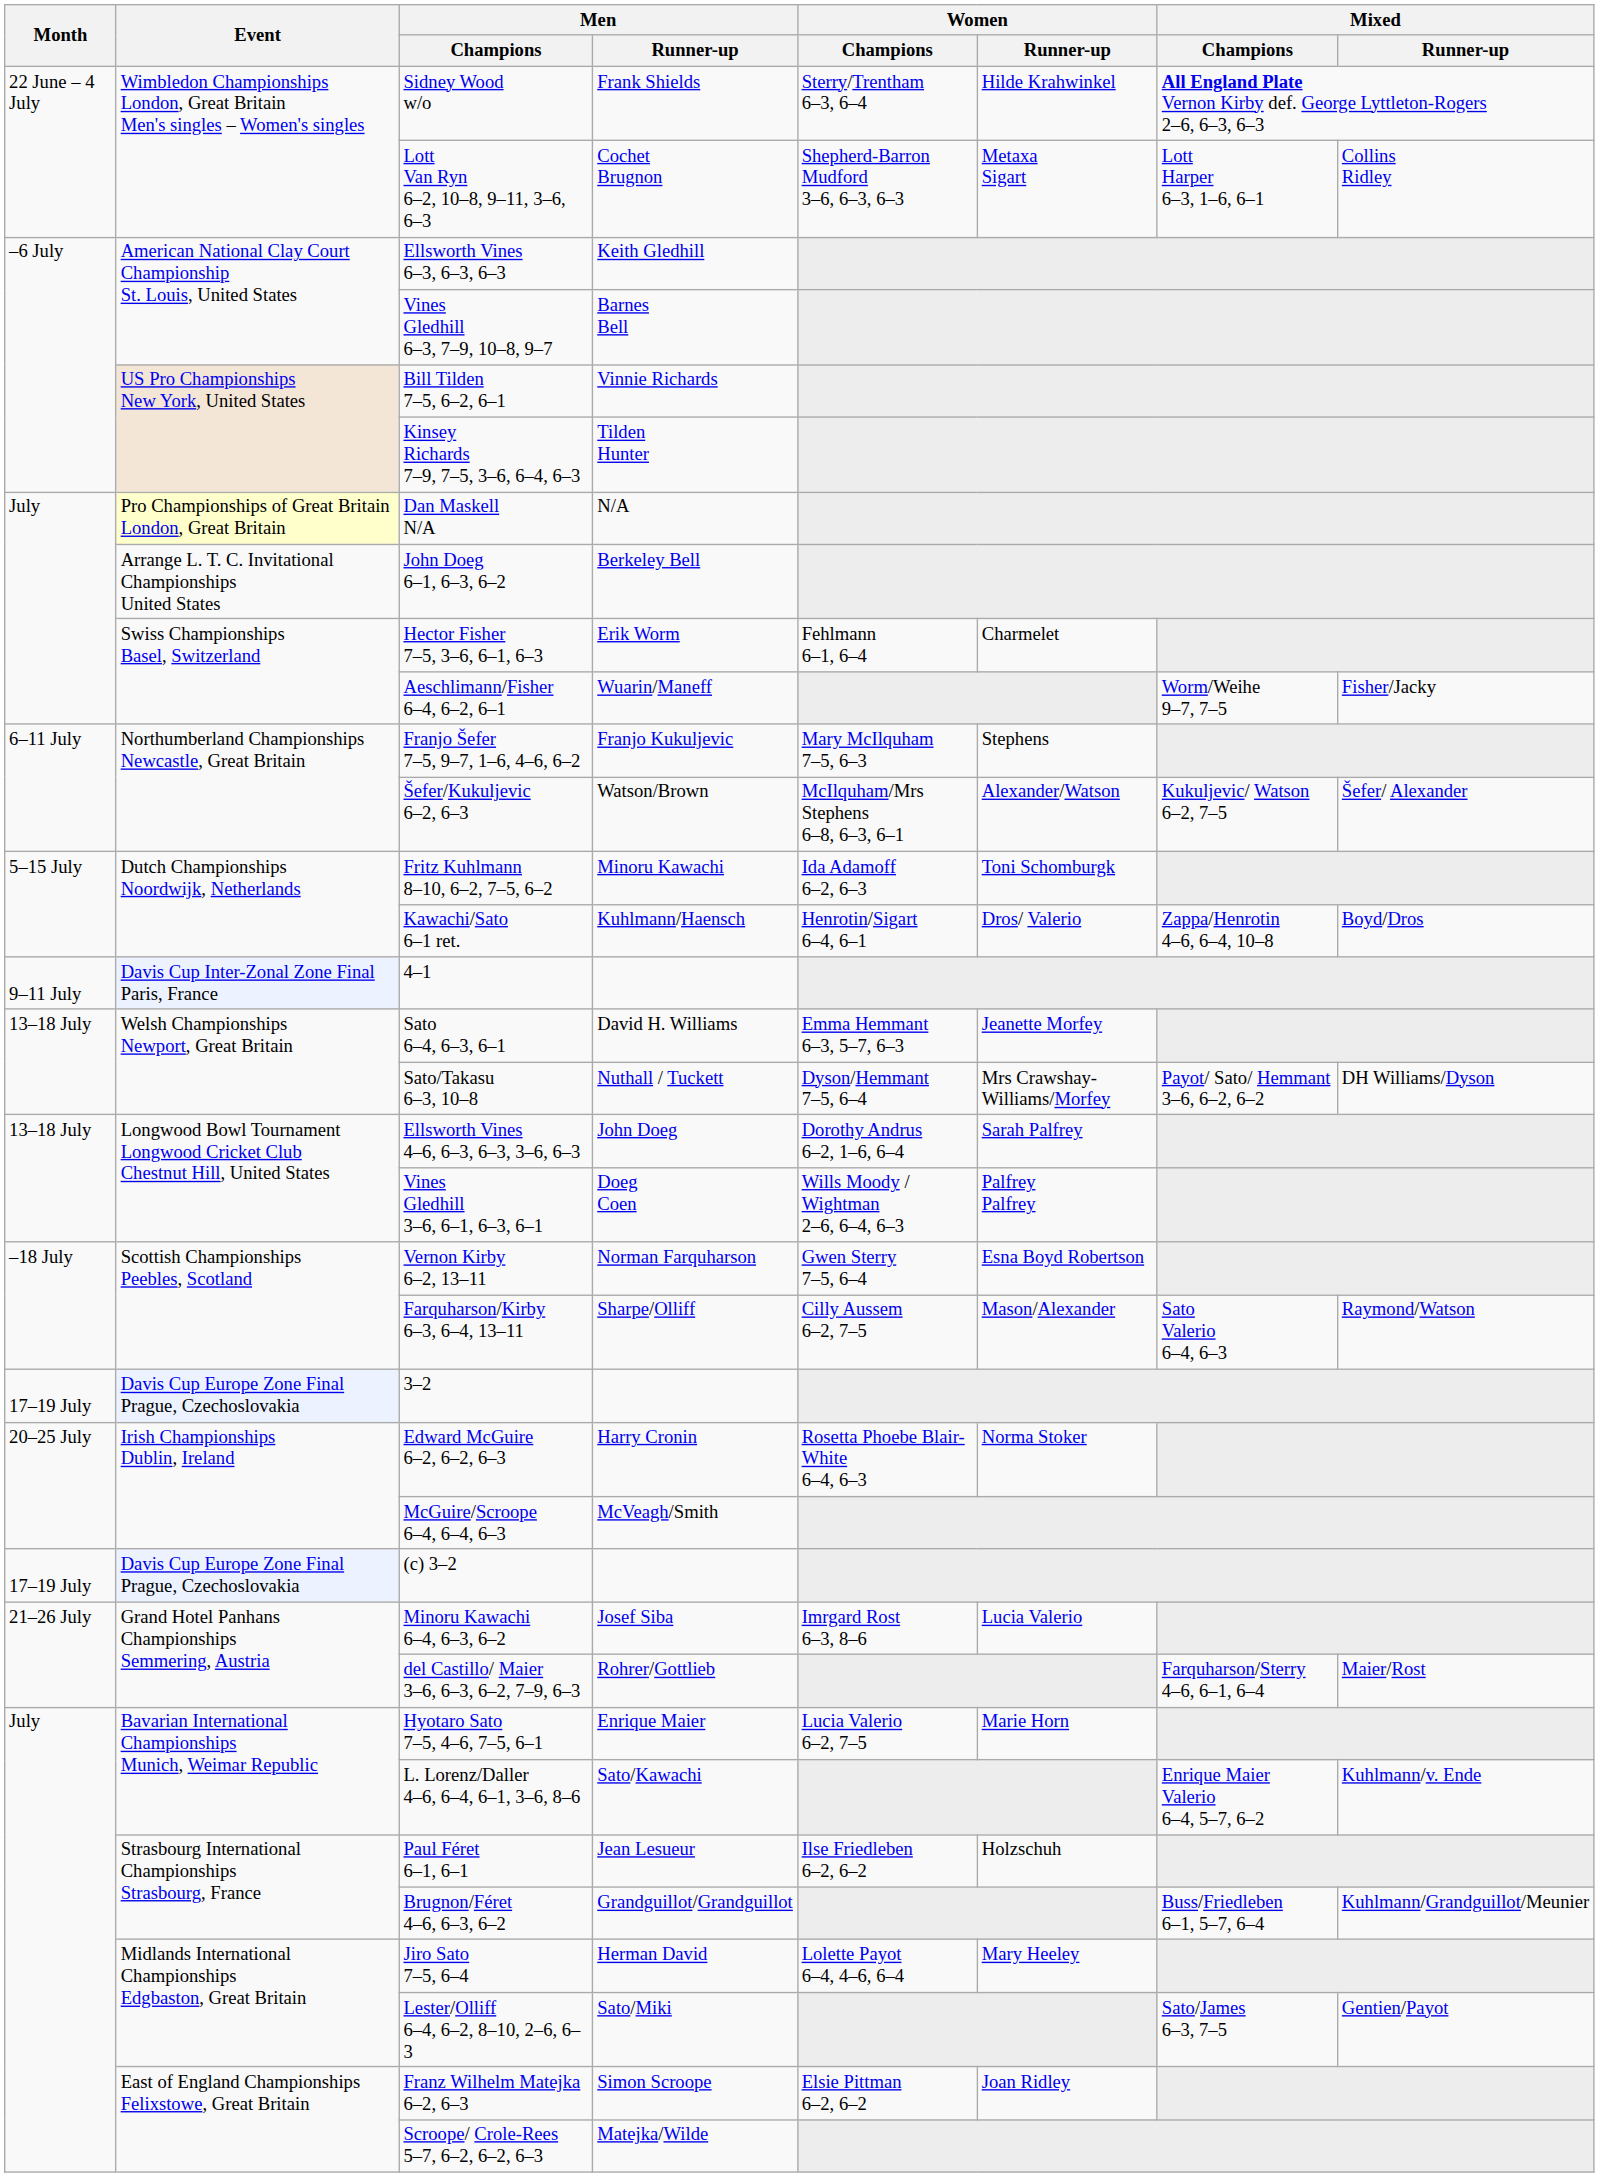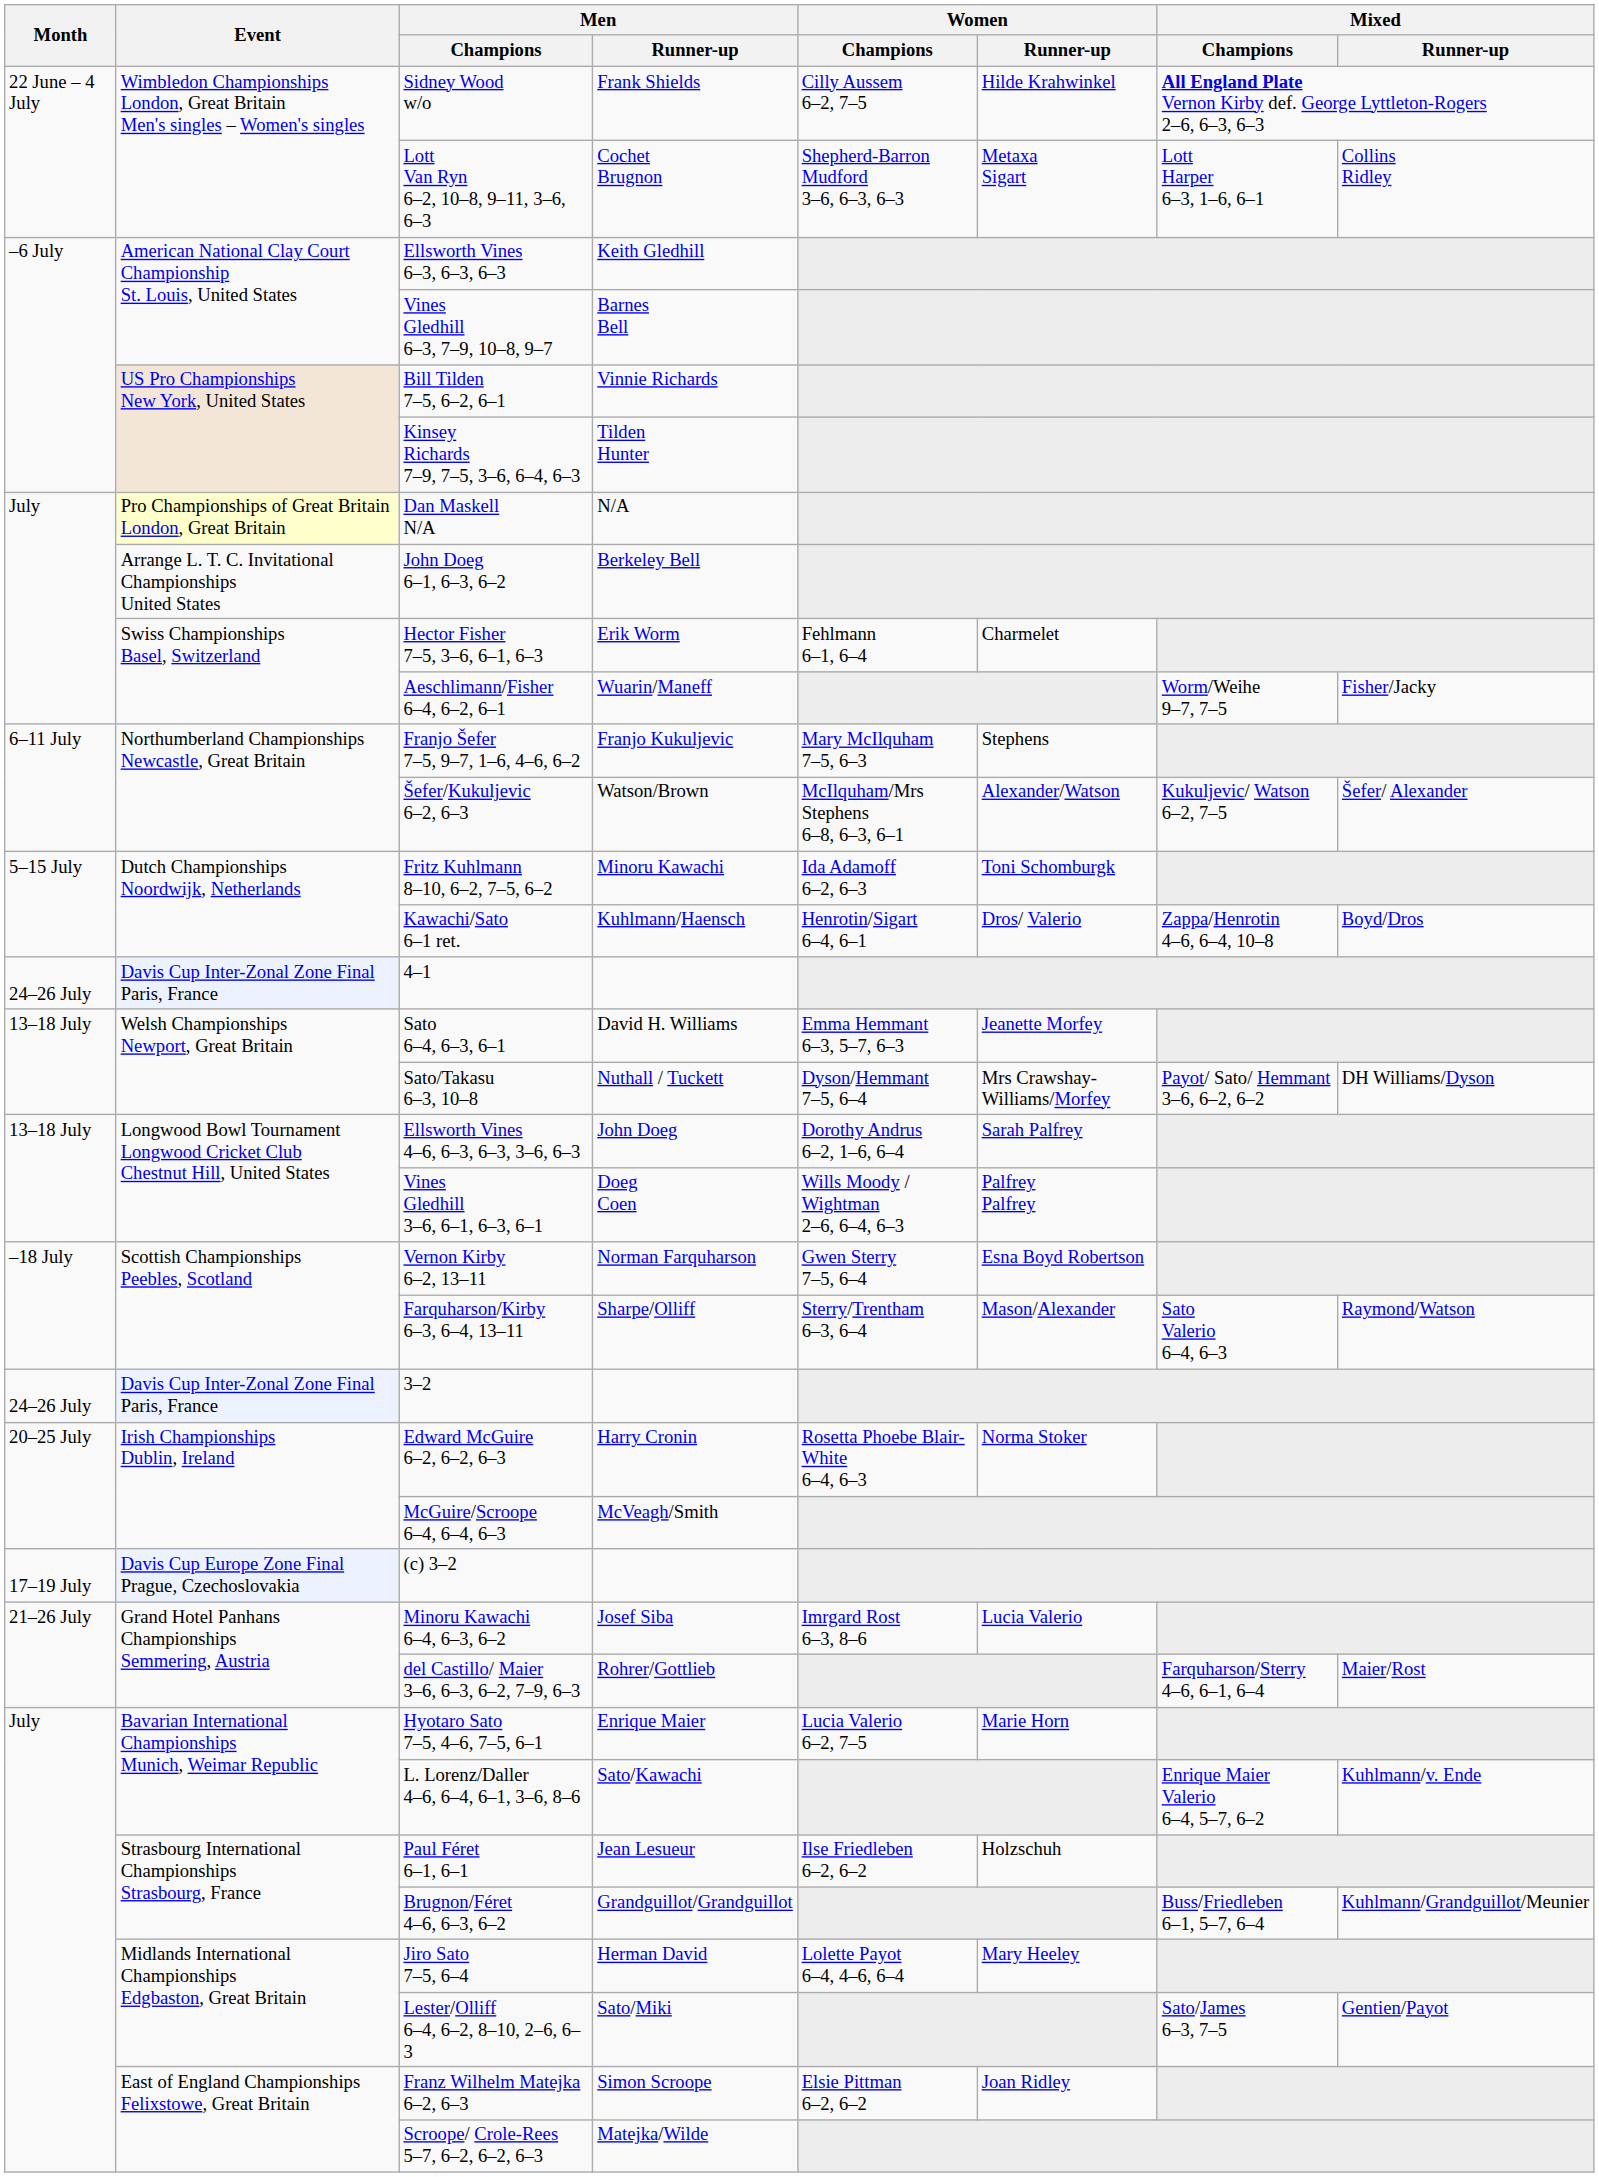(863, 91) Sterry/Trentham 6–3, 6–4 -> (852, 91) Cilly Aussem 6–2, 7–5
(45, 993) 9–11 July -> (50, 993) 24–26 July
(852, 1320) Cilly Aussem 6–2, 7–5 -> (863, 1320) Sterry/Trentham 6–3, 6–4
(50, 1405) 17–19 July -> (50, 1405) 24–26 July
(232, 1395) Davis Cup Europe Zone Final Prague, Czechoslovakia -> (248, 1395) Davis Cup Inter-Zonal Zone Final Paris, France
